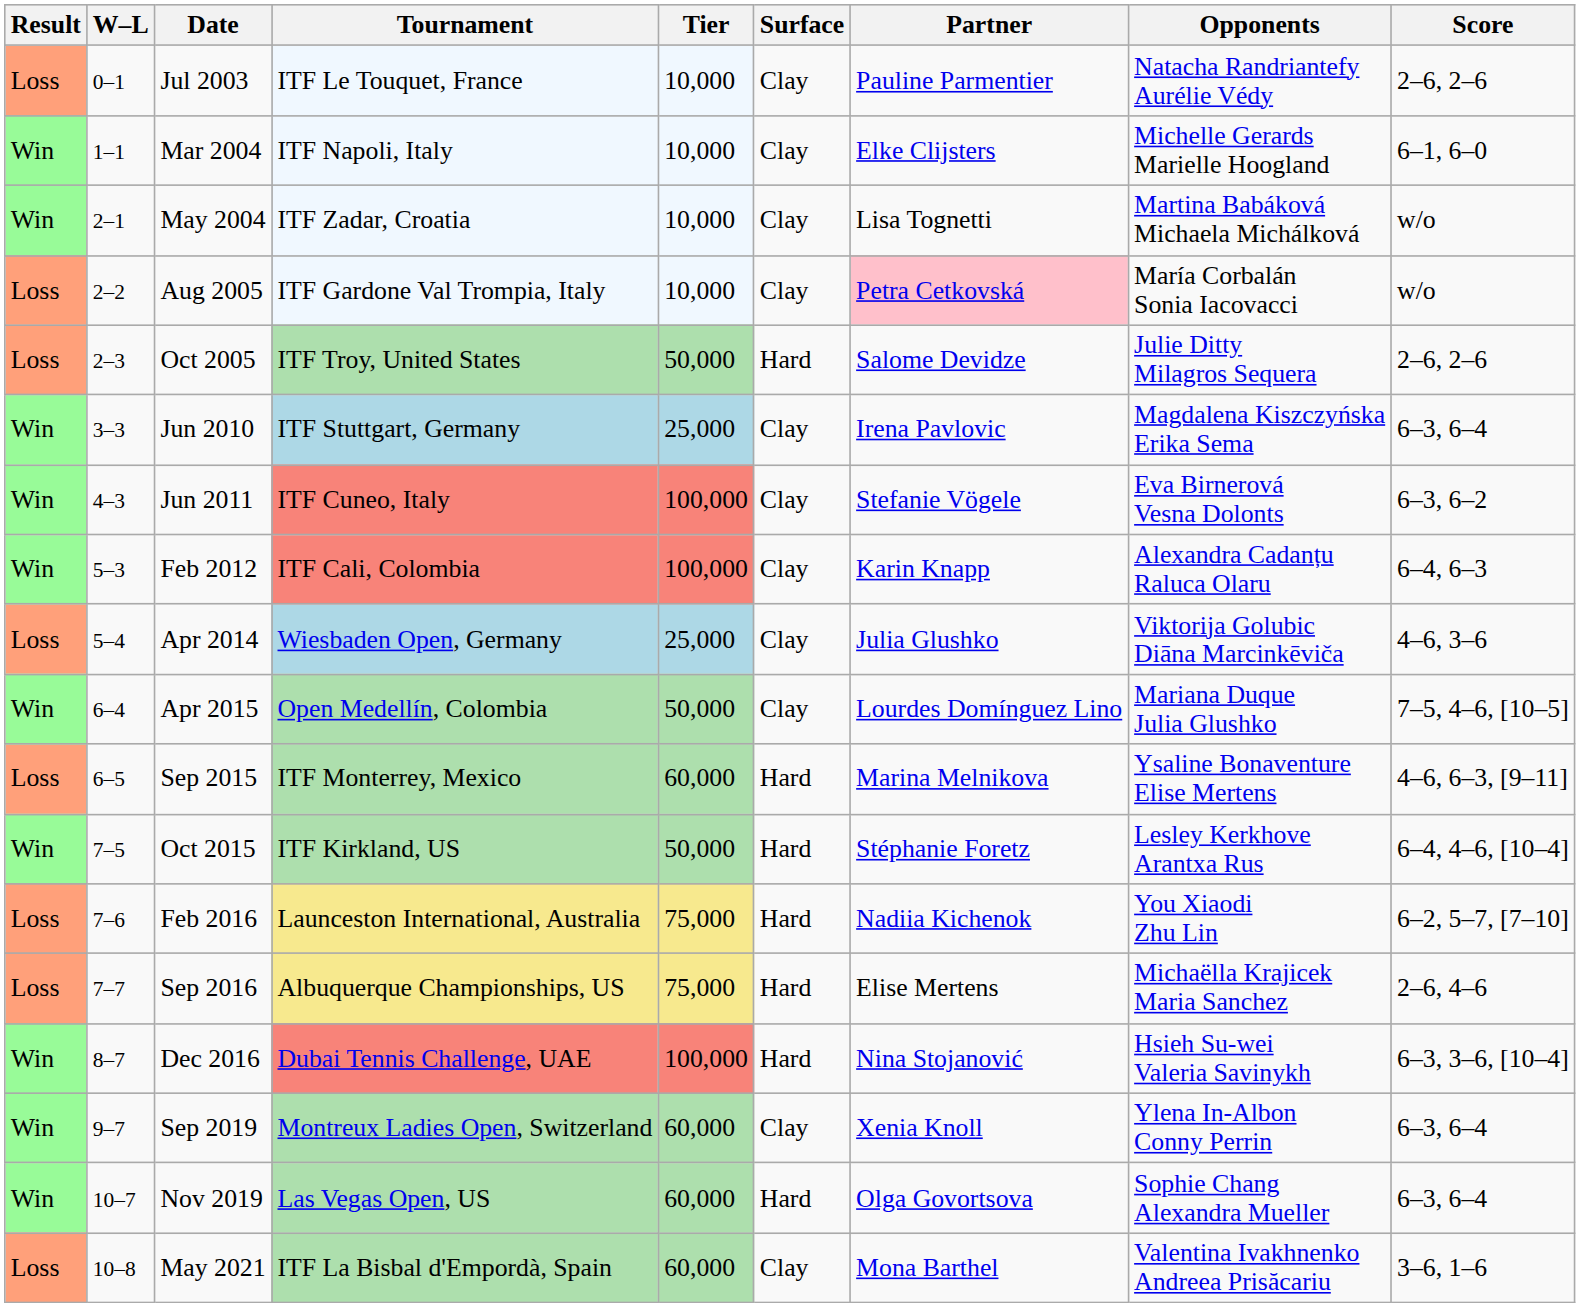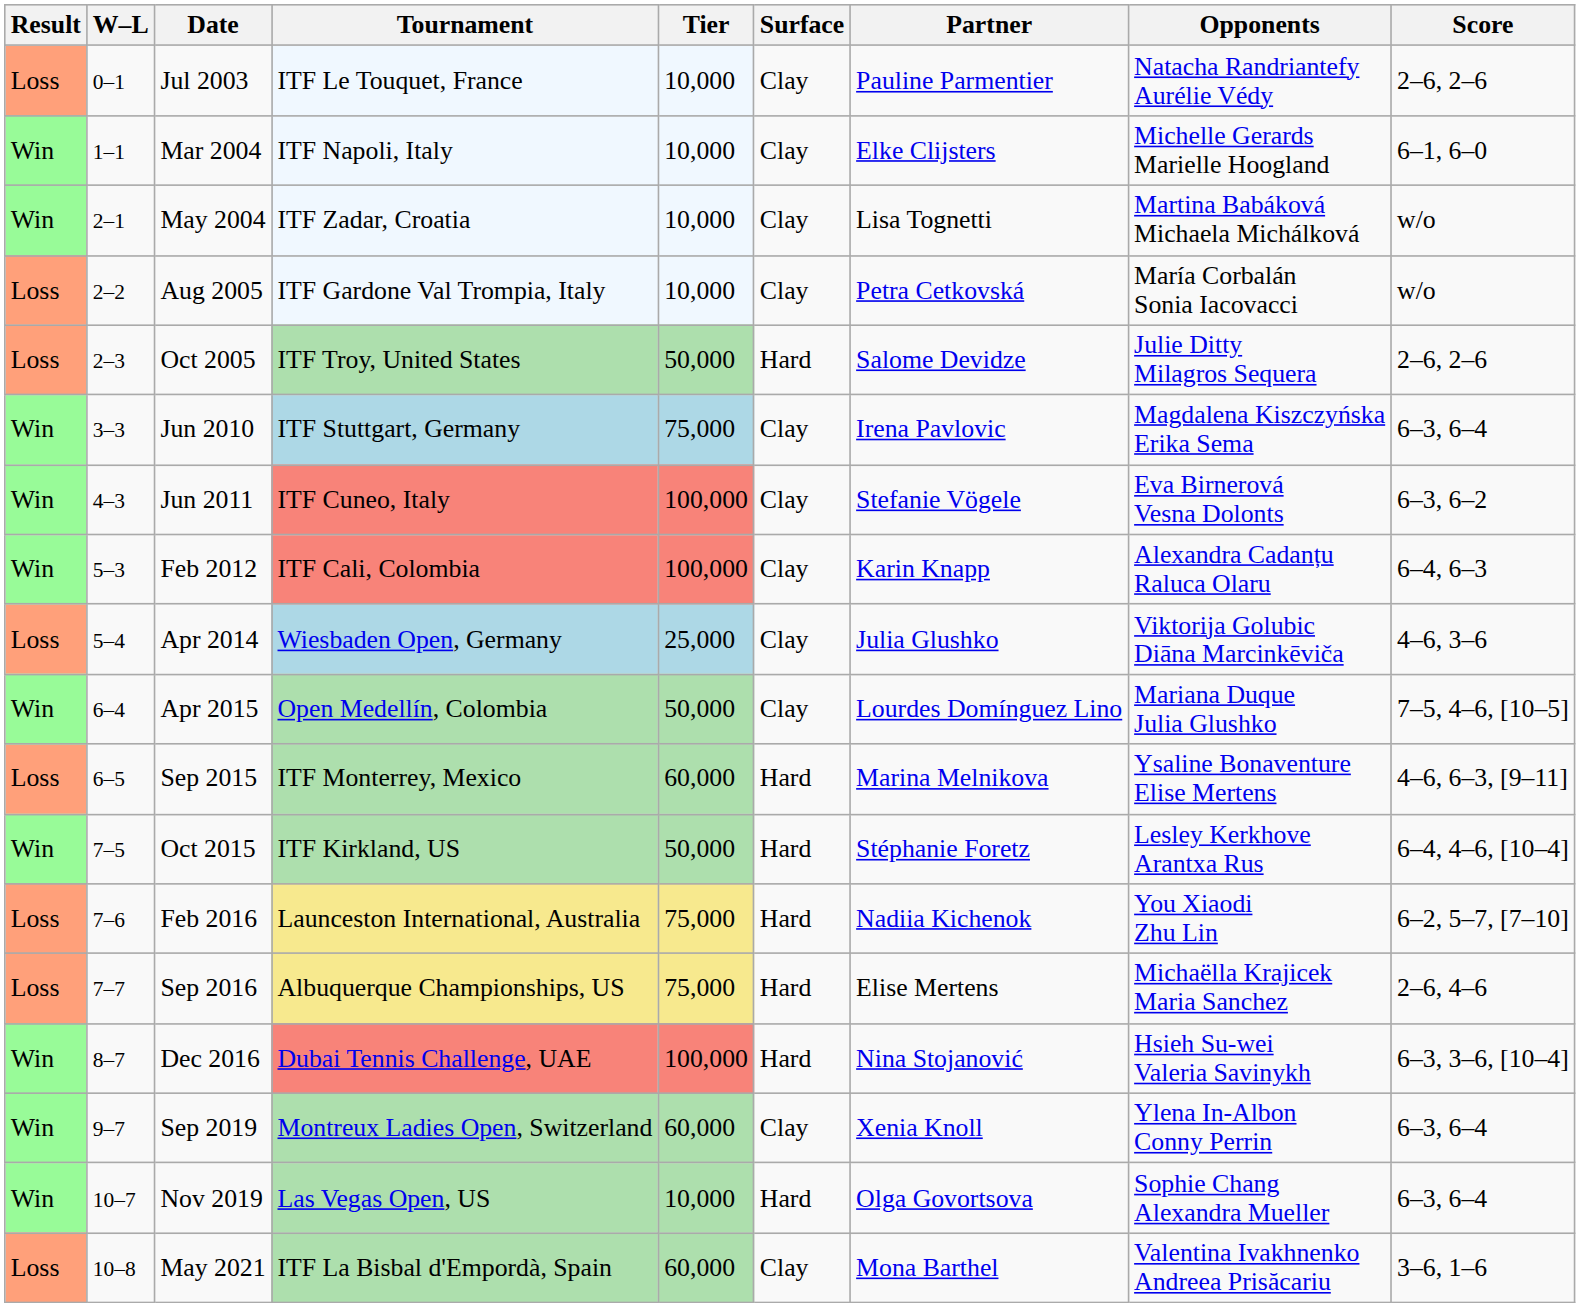(940, 289) pink background -> (940, 289) no background
(700, 429) 25,000 -> (700, 429) 75,000
(700, 1197) 60,000 -> (700, 1197) 10,000
